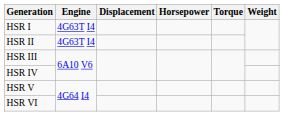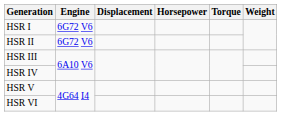(76, 27) 4G63T I4 -> (75, 27) 6G72 V6
(76, 42) 4G63T I4 -> (75, 42) 6G72 V6
